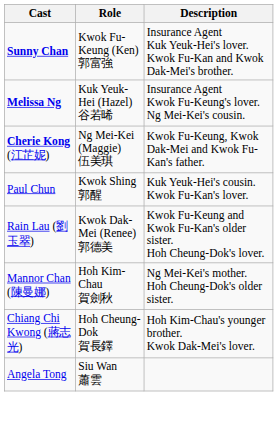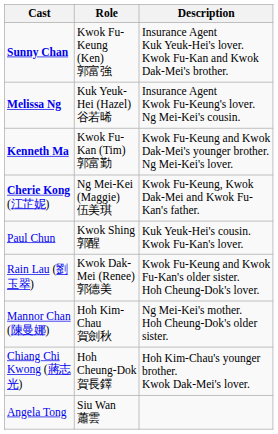+ row: (38, 151)
